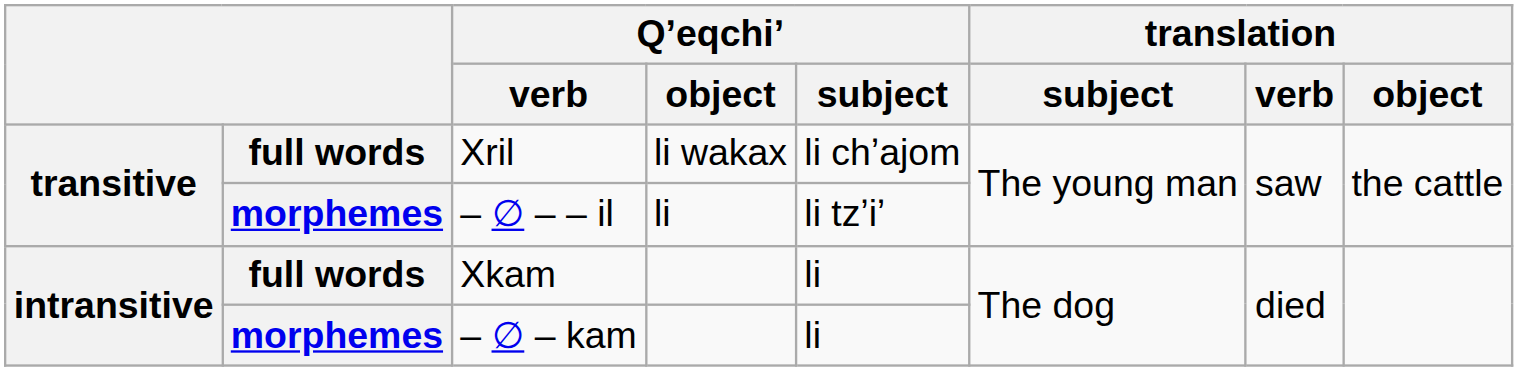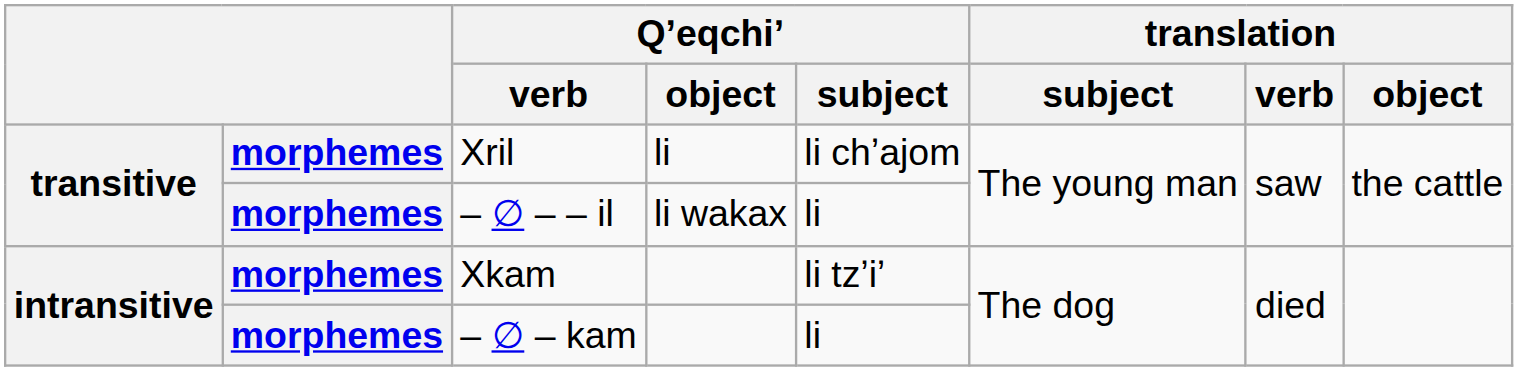(337, 152) full words -> (337, 152) morphemes
(720, 152) li wakax -> (662, 152) li
(662, 213) li -> (720, 213) li wakax
(845, 213) li tzʼiʼ -> (813, 213) li
(337, 274) full words -> (337, 274) morphemes
(813, 274) li -> (845, 274) li tzʼiʼ
